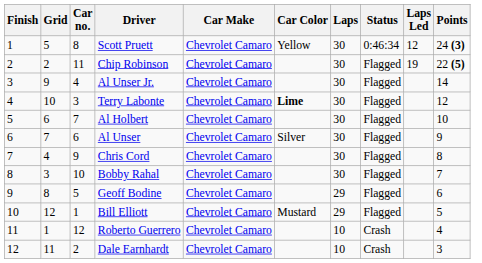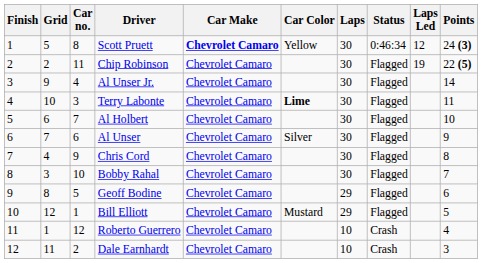(229, 45) normal -> (232, 45) bold
(442, 100) 12 -> (449, 100) 11
